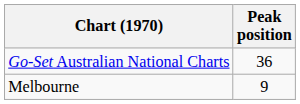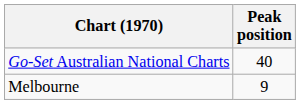(264, 61) 36 -> (264, 61) 40
